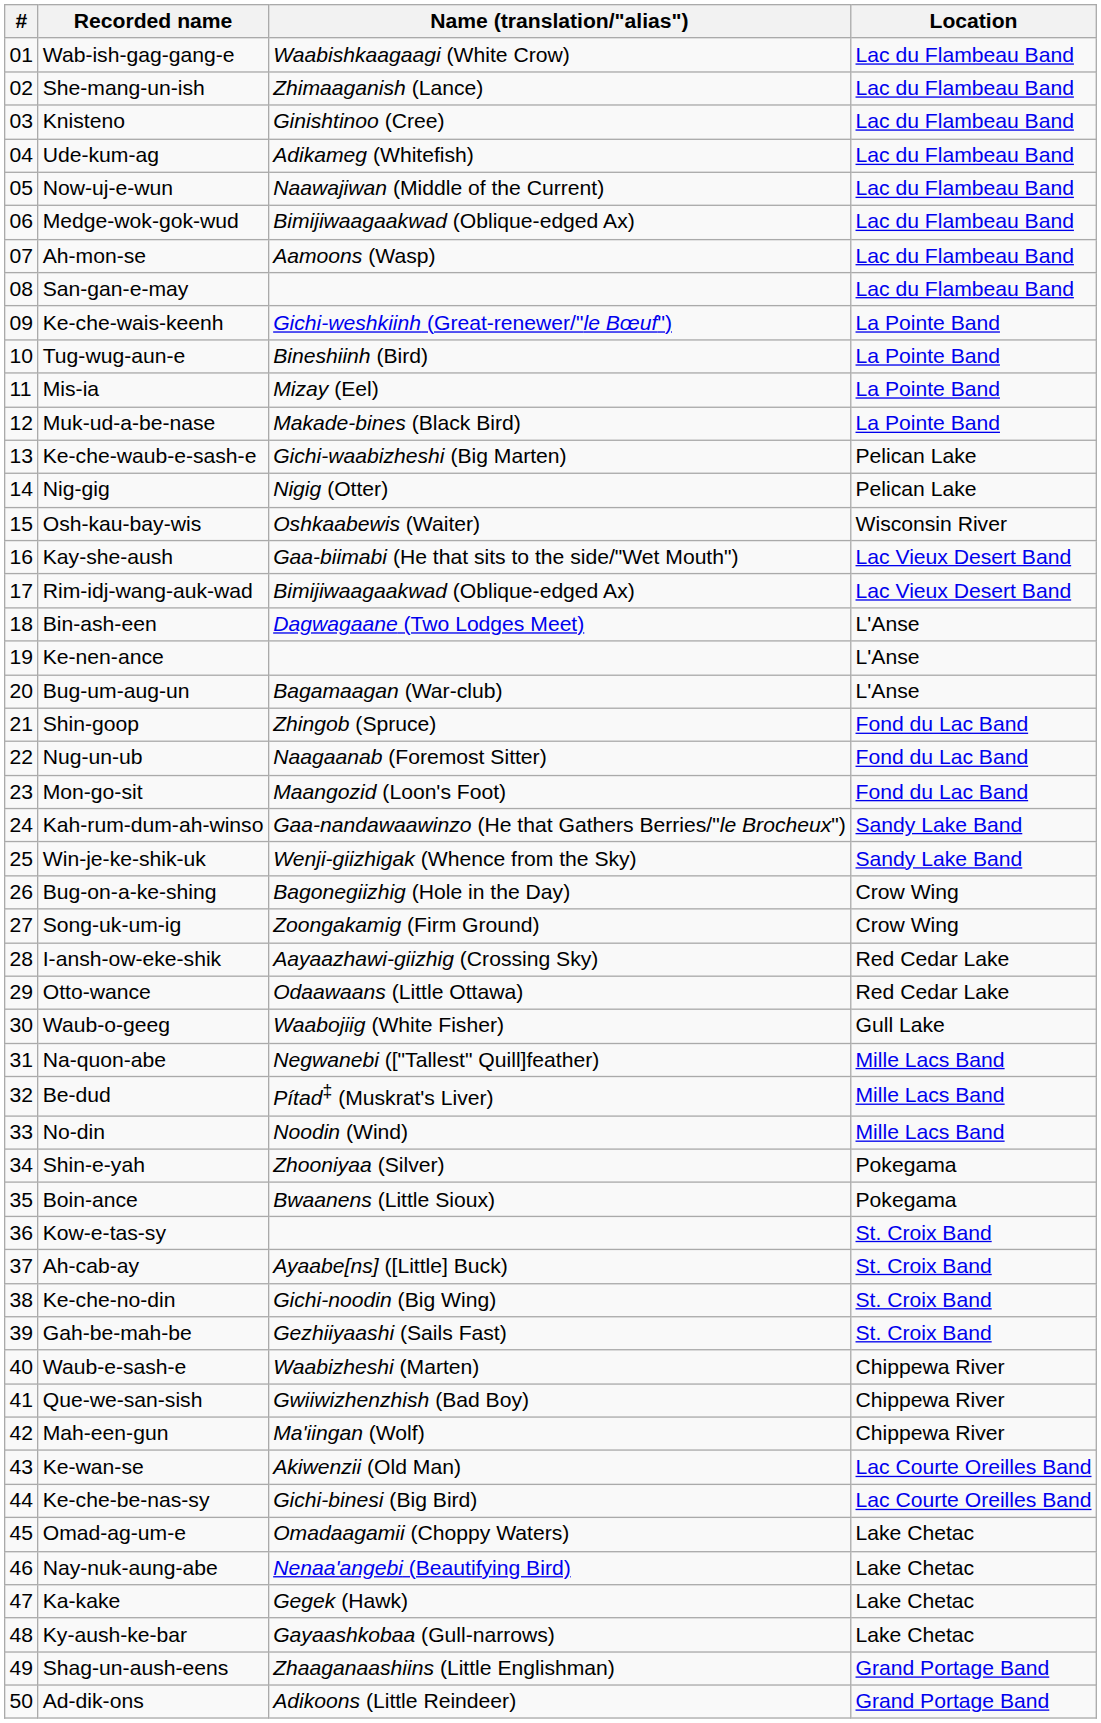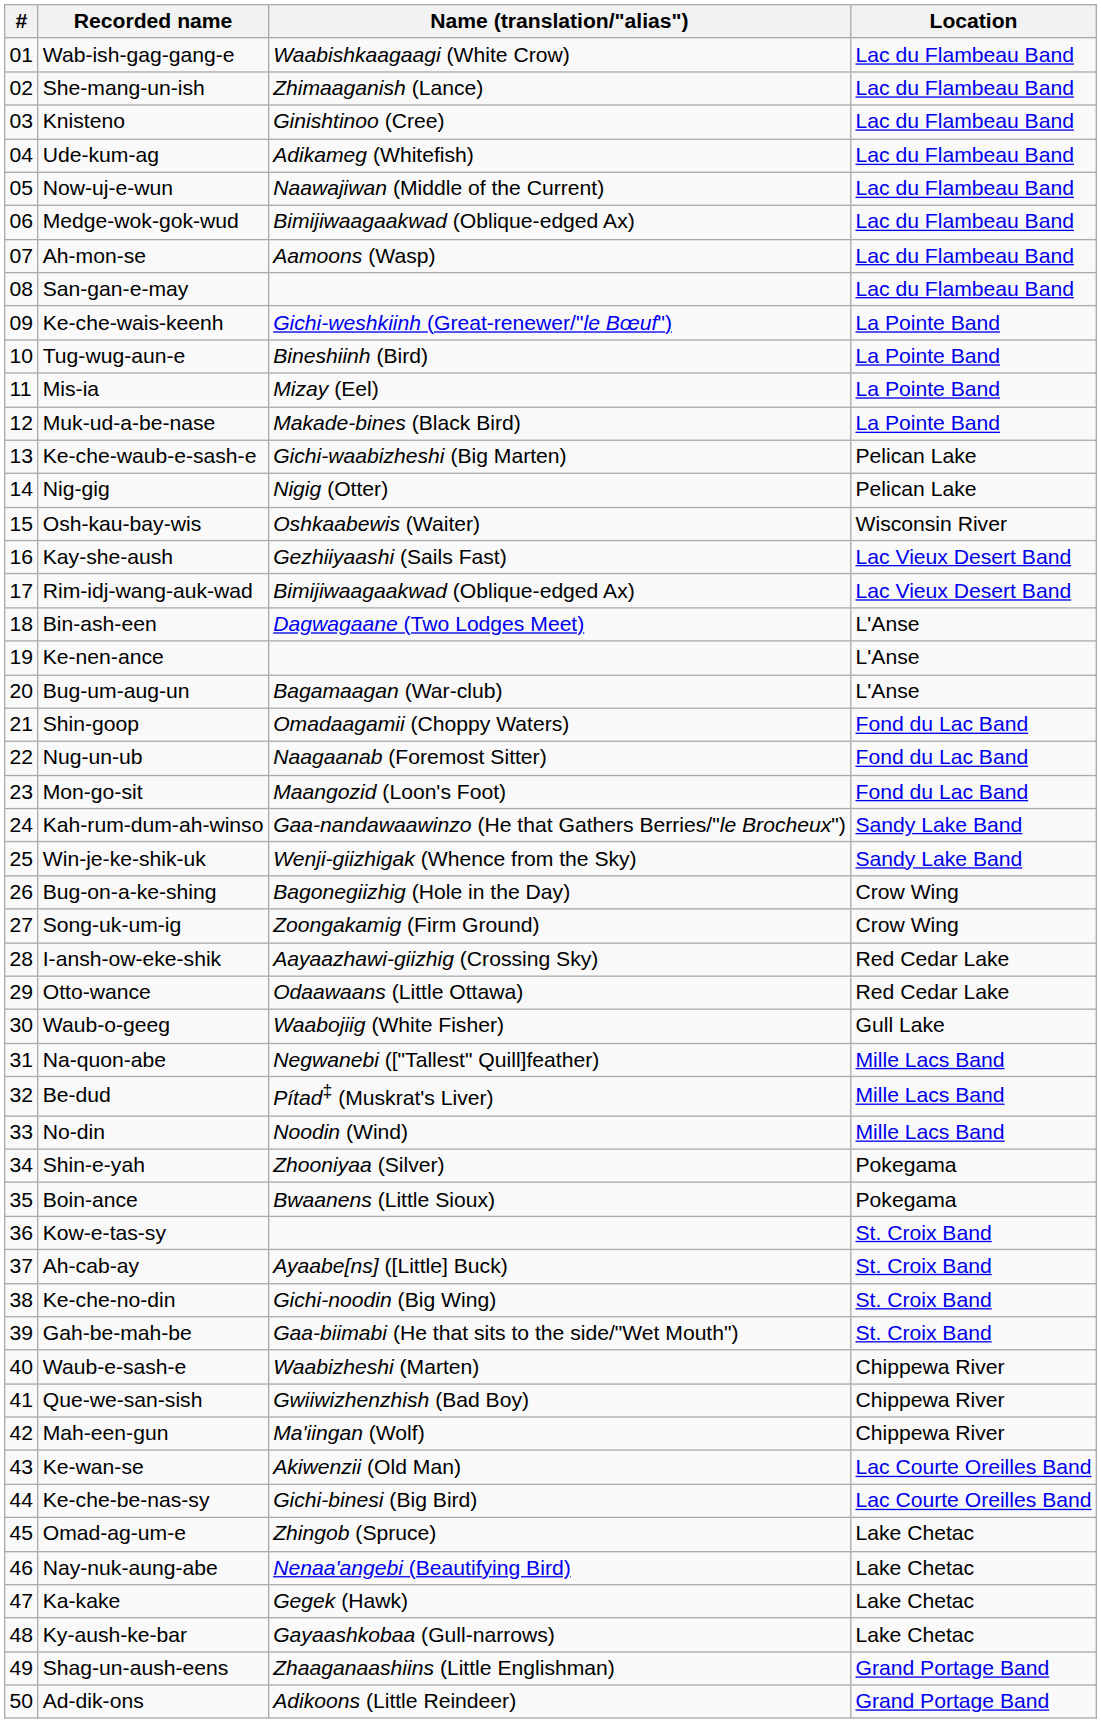(506, 557) Gaa-biimabi (He that sits to the side/"Wet Mouth") -> (390, 557) Gezhiiyaashi (Sails Fast)
(355, 724) Zhingob (Spruce) -> (421, 724) Omadaagamii (Choppy Waters)
(390, 1333) Gezhiiyaashi (Sails Fast) -> (506, 1333) Gaa-biimabi (He that sits to the side/"Wet Mouth")
(421, 1534) Omadaagamii (Choppy Waters) -> (355, 1534) Zhingob (Spruce)
